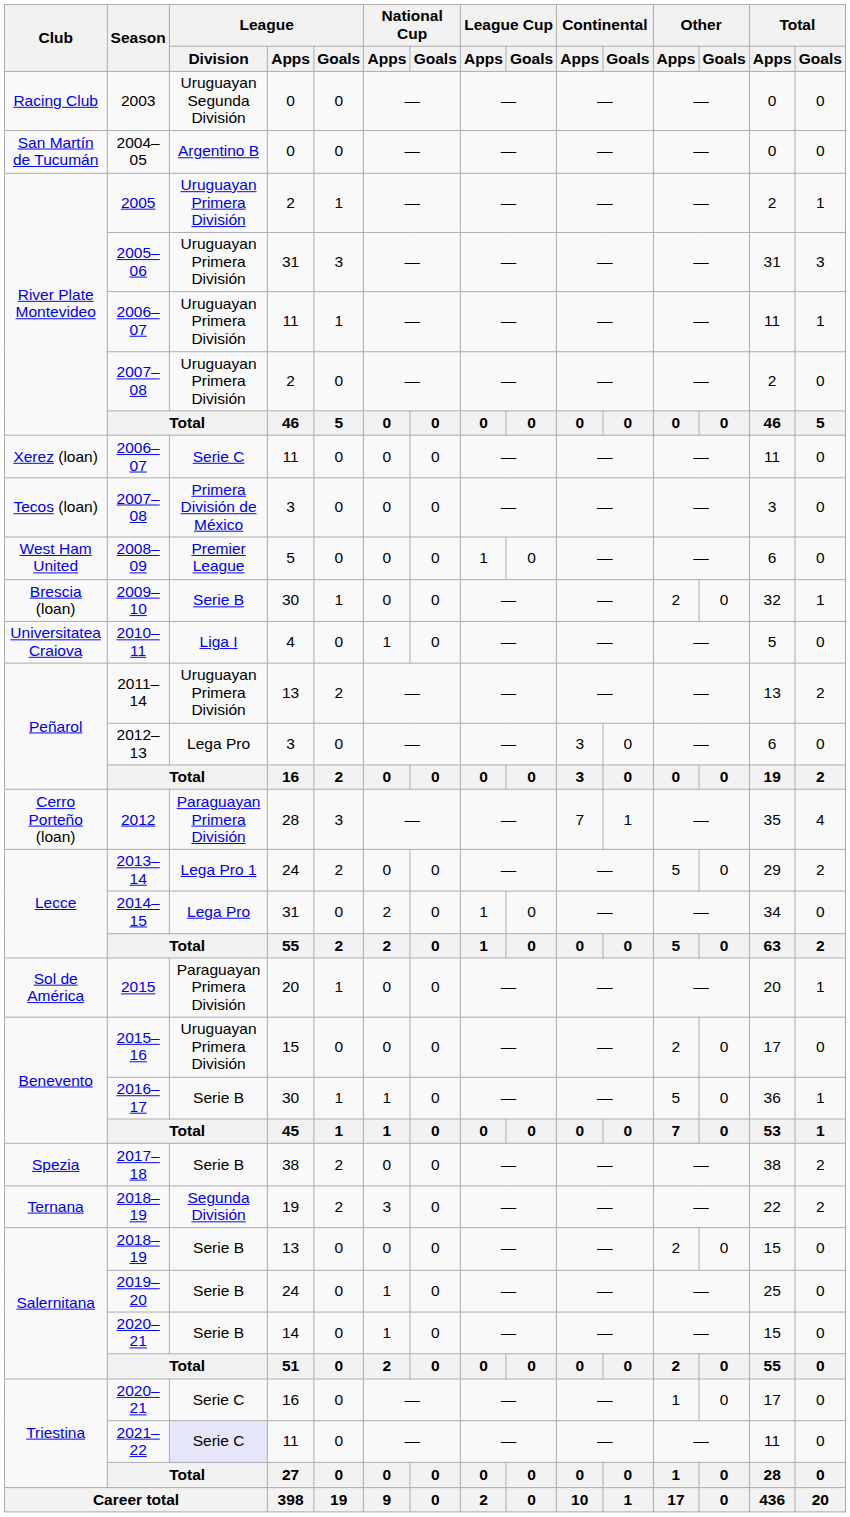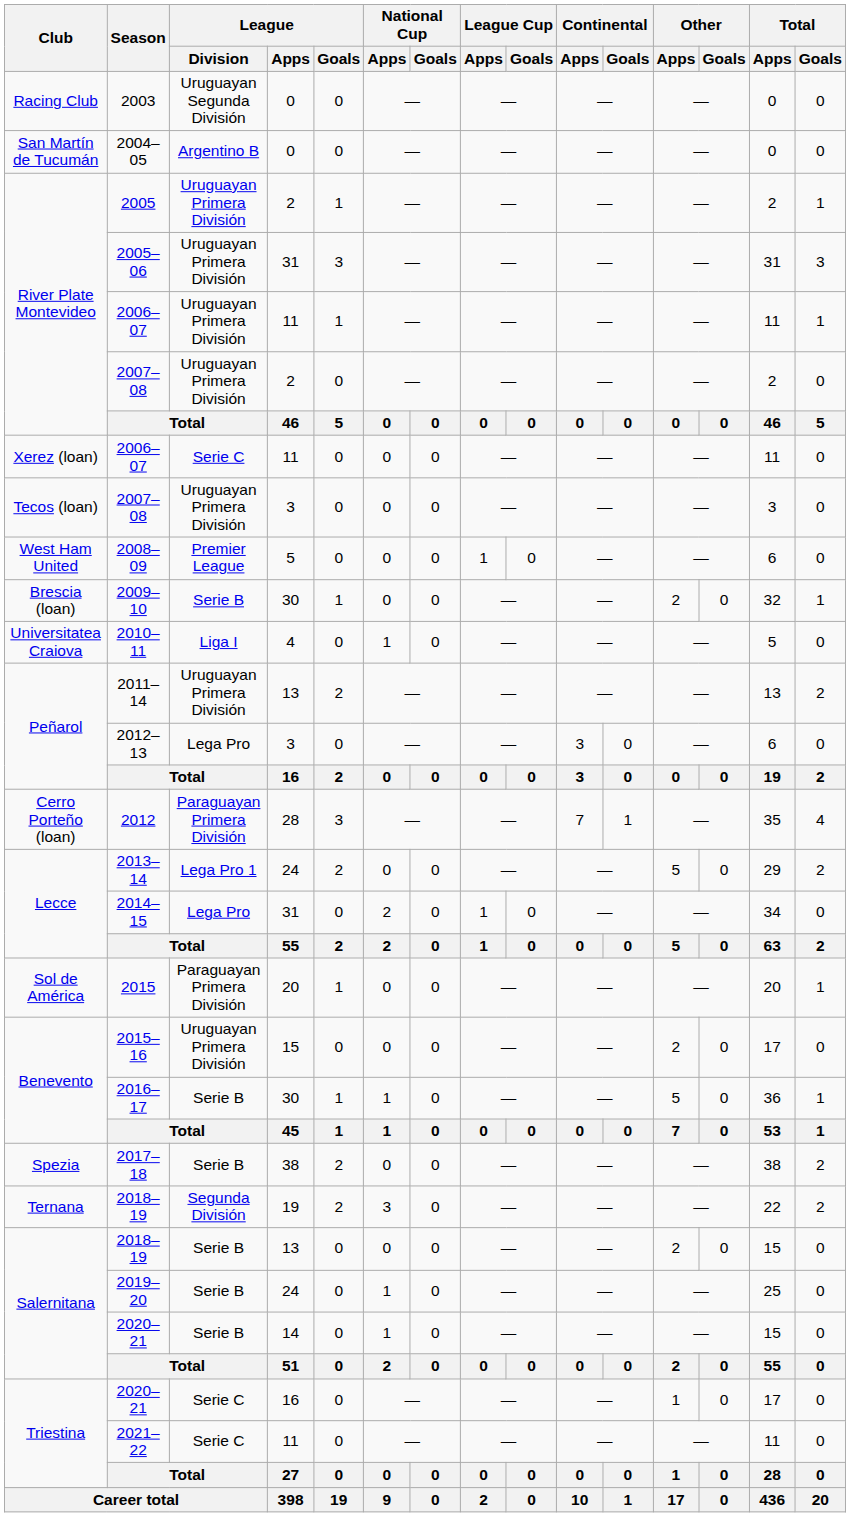(219, 507) Primera División de México -> (219, 507) Uruguayan Primera División
(219, 1441) lavender background -> (219, 1441) no background
